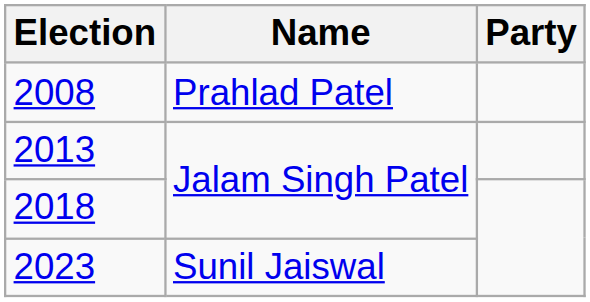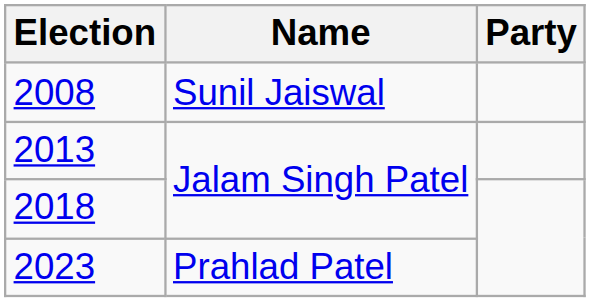(283, 91) Prahlad Patel -> (279, 91) Sunil Jaiswal
(279, 265) Sunil Jaiswal -> (283, 265) Prahlad Patel
